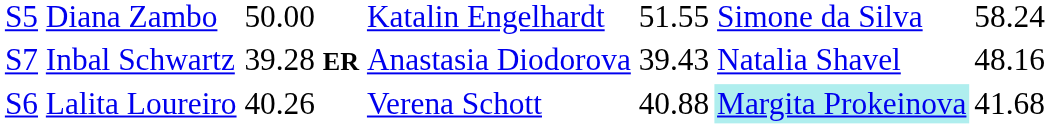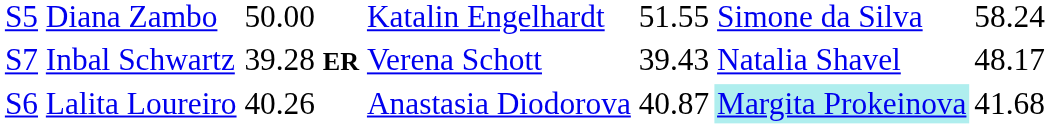(499, 60) Anastasia Diodorova -> (454, 60) Verena Schott
(1010, 60) 48.16 -> (1010, 60) 48.17
(454, 103) Verena Schott -> (499, 103) Anastasia Diodorova
(674, 103) 40.88 -> (674, 103) 40.87
